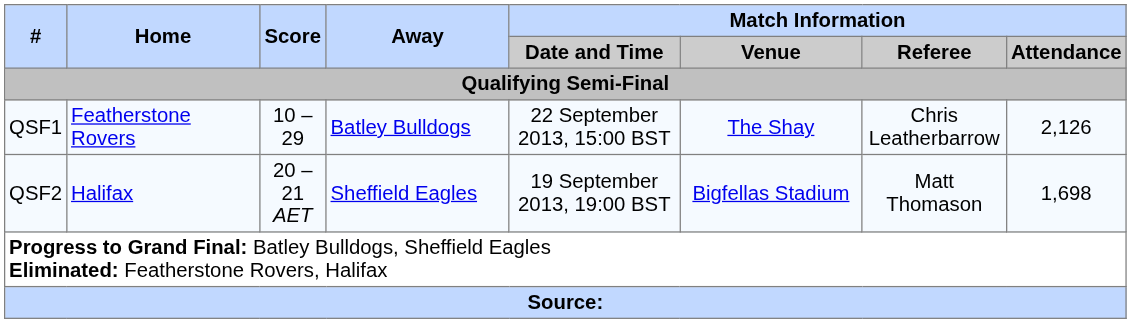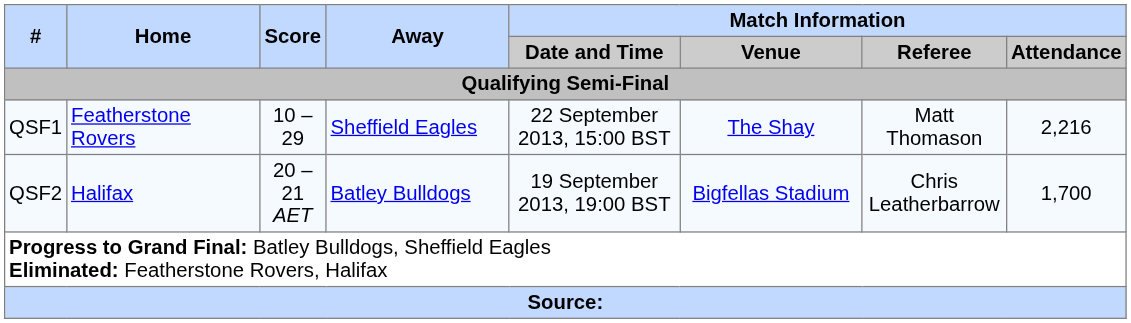(401, 127) Batley Bulldogs -> (404, 127) Sheffield Eagles
(934, 127) Chris Leatherbarrow -> (934, 127) Matt Thomason
(1066, 127) 2,126 -> (1066, 127) 2,216
(404, 193) Sheffield Eagles -> (401, 193) Batley Bulldogs
(934, 193) Matt Thomason -> (934, 193) Chris Leatherbarrow
(1066, 193) 1,698 -> (1066, 193) 1,700
